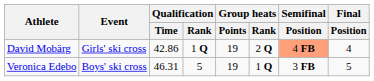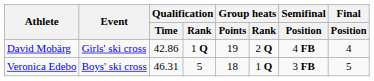(304, 49) lightsalmon background -> (304, 49) no background
(232, 67) 19 -> (232, 67) 18
